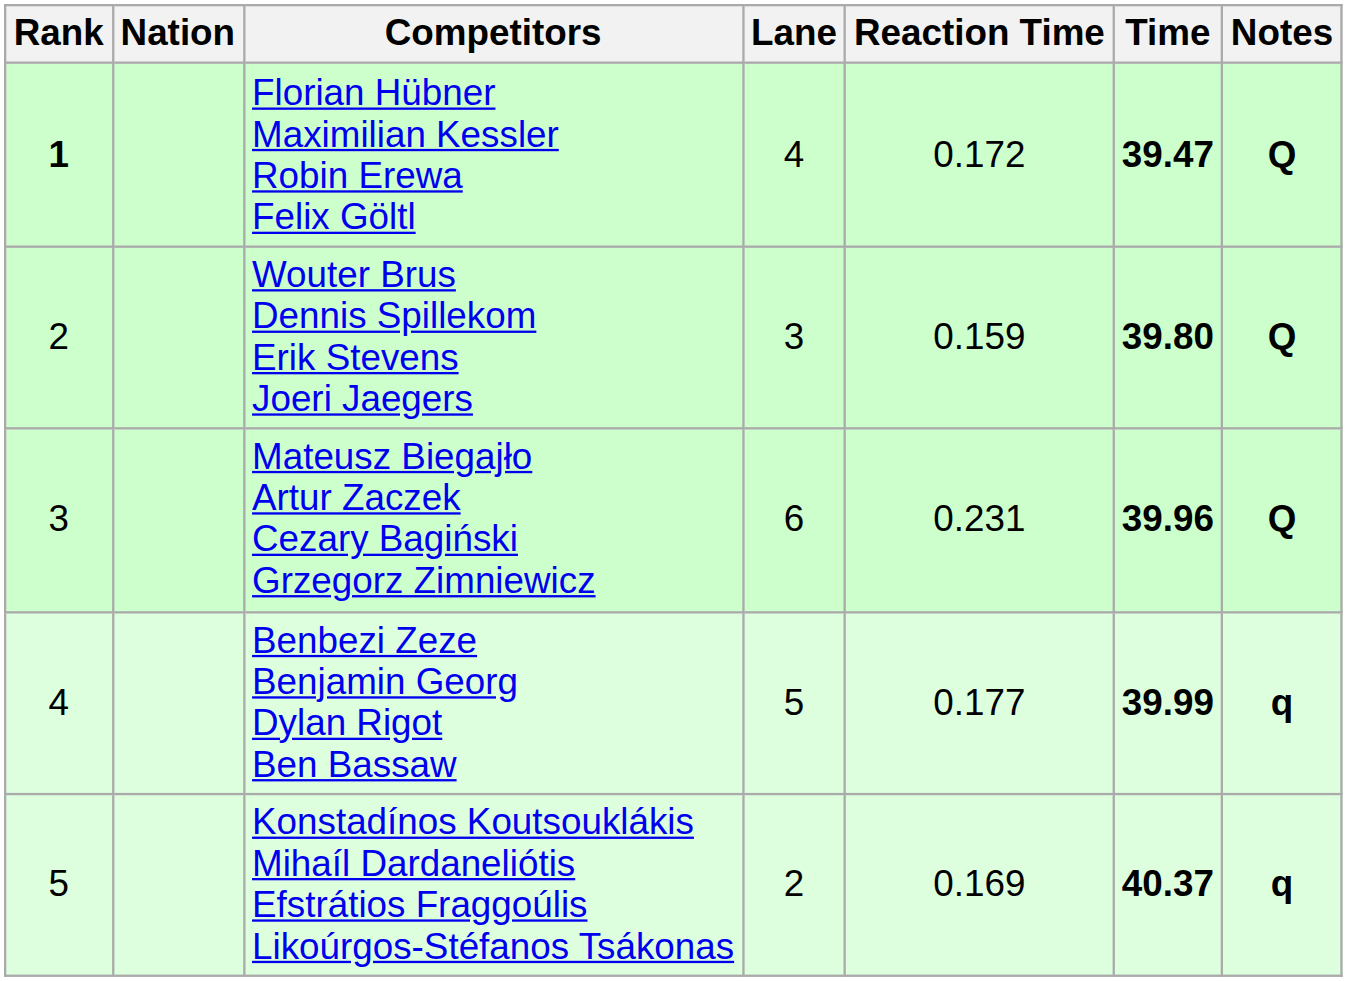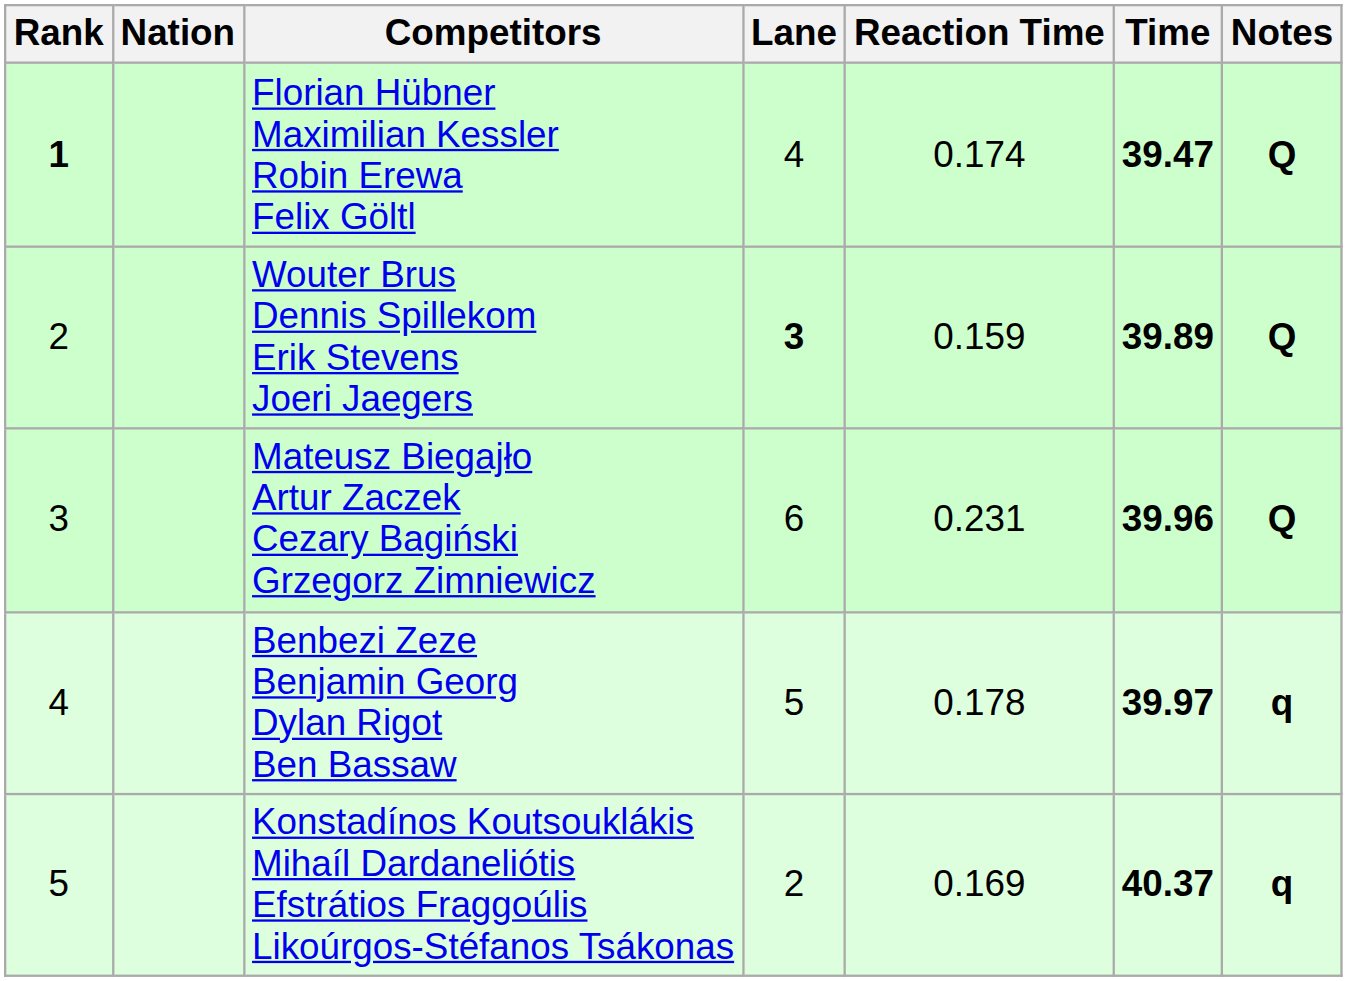(979, 154) 0.172 -> (979, 154) 0.174
(794, 336) normal -> (794, 336) bold
(1168, 336) 39.80 -> (1168, 336) 39.89
(979, 701) 0.177 -> (979, 701) 0.178
(1168, 701) 39.99 -> (1168, 701) 39.97
